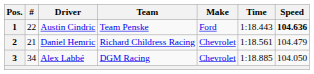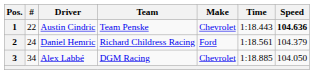(208, 27) Ford -> (217, 27) Chevrolet
(32, 42) 21 -> (32, 42) 24
(217, 42) Chevrolet -> (208, 42) Ford
(292, 42) 104.479 -> (292, 42) 104.379
